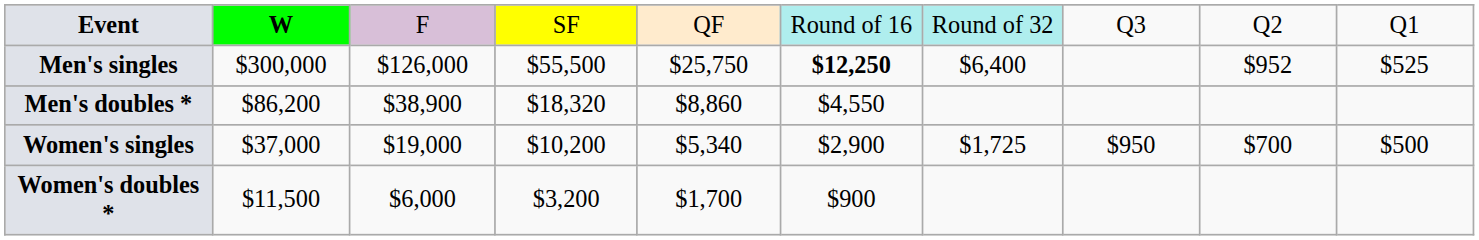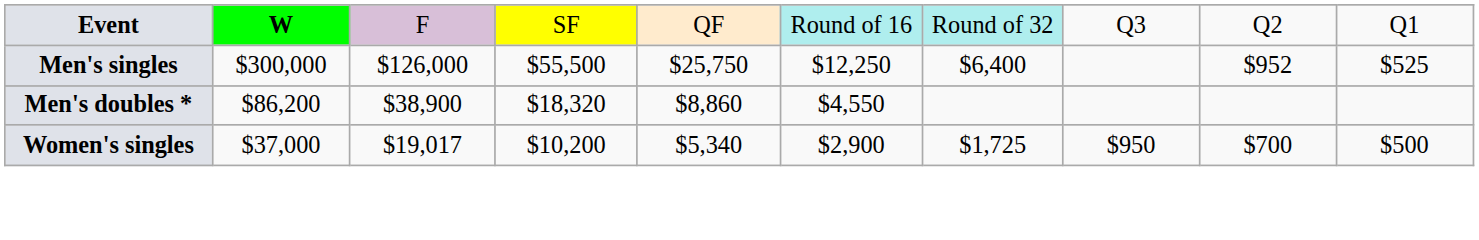(851, 65) bold -> (851, 65) normal
(422, 145) $19,000 -> (422, 145) $19,017
- row: (108, 199)
